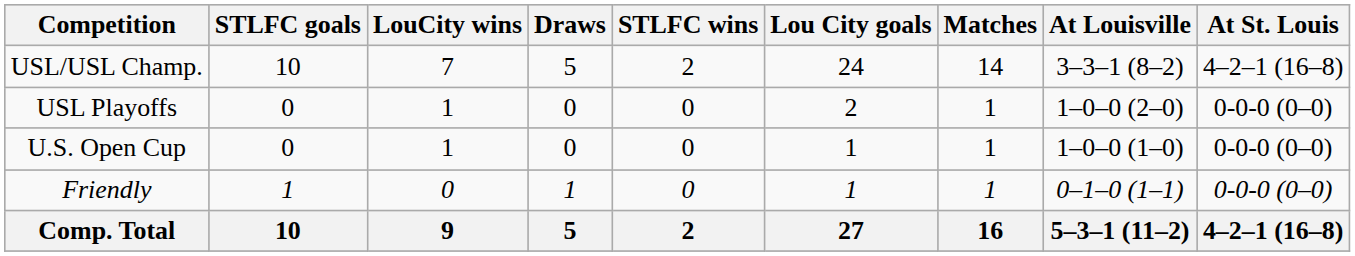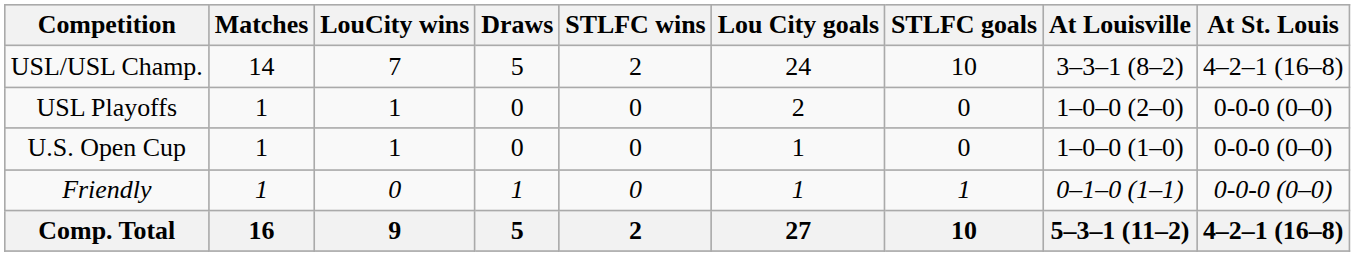columns swapped: (990, 25) <-> (288, 25)
